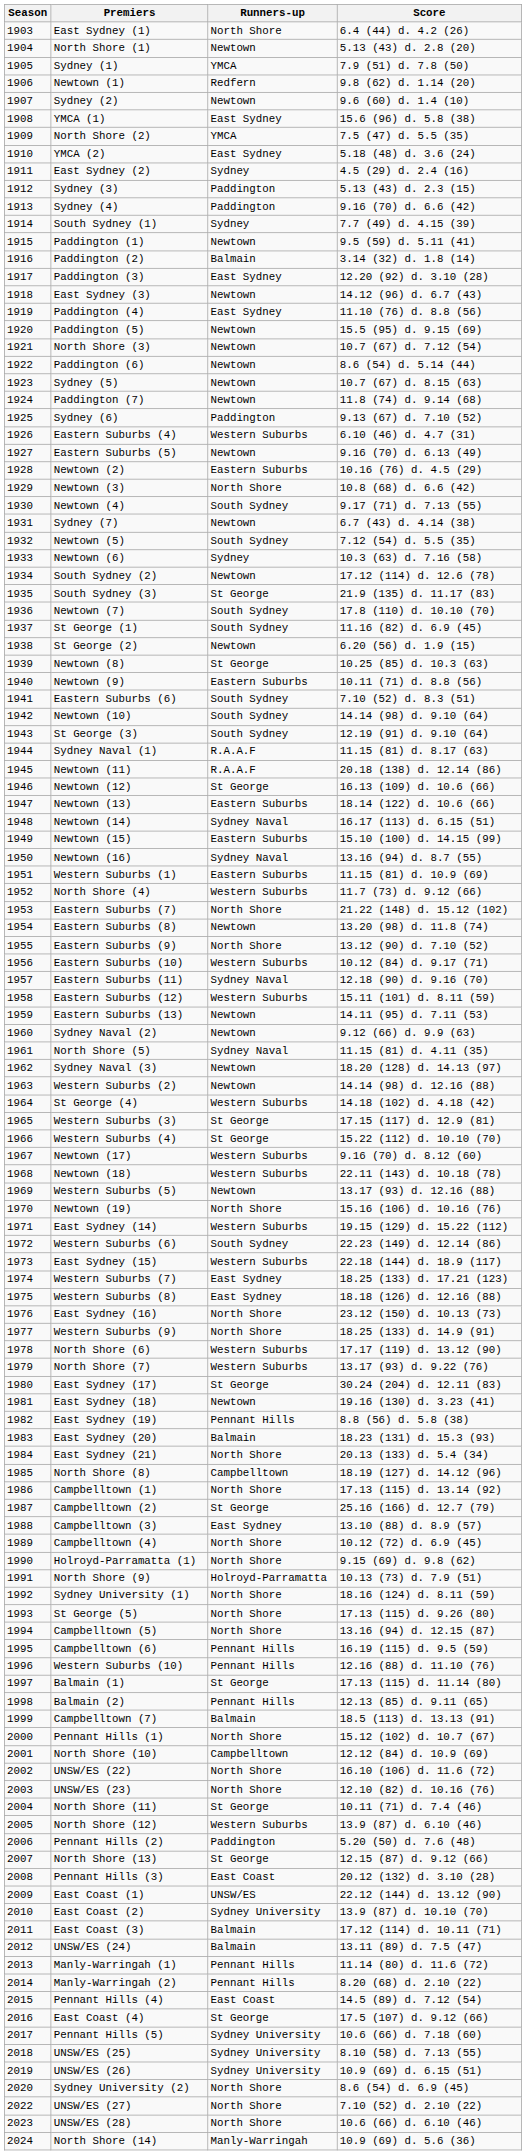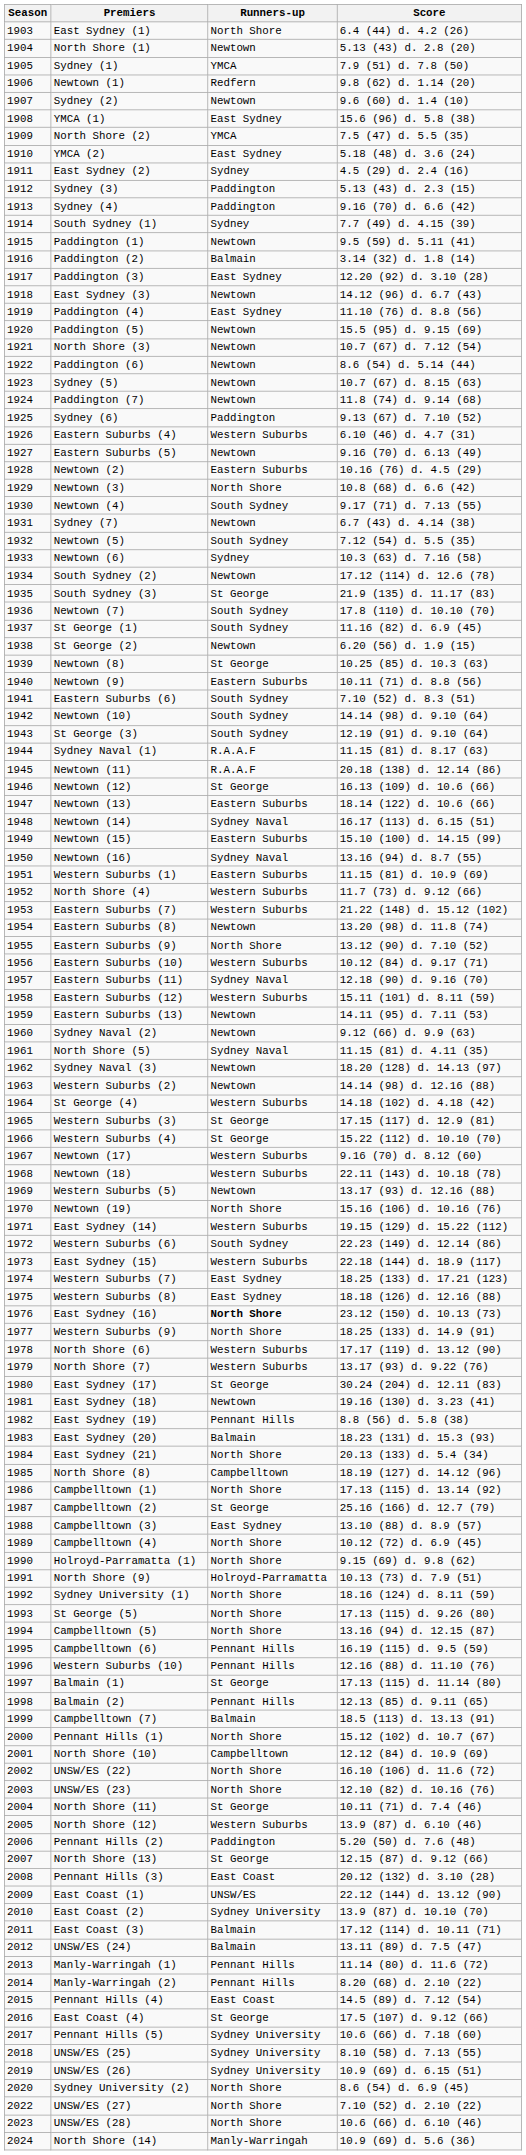(246, 910) North Shore -> (259, 910) Western Suburbs
(246, 1315) normal -> (246, 1315) bold
